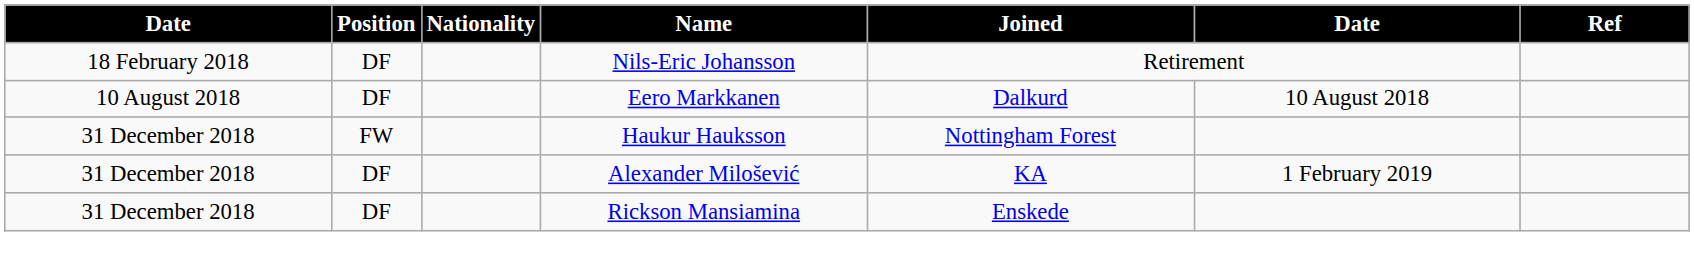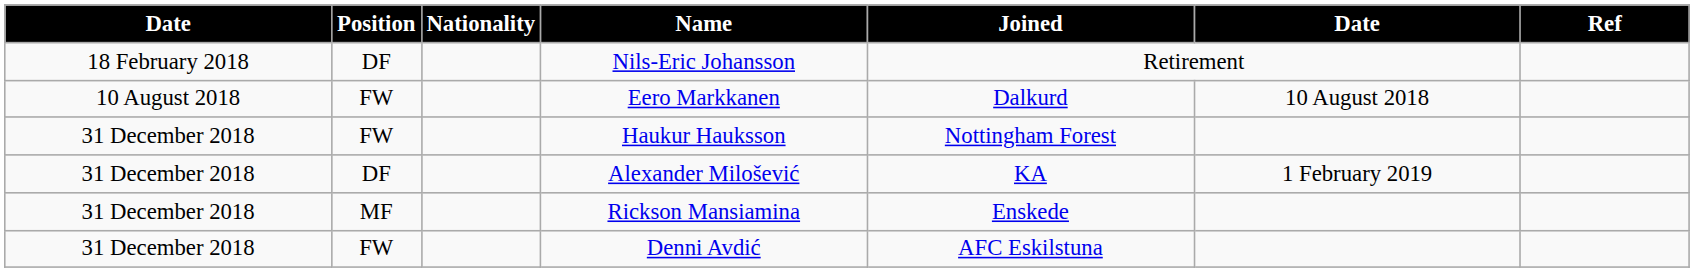(376, 98) DF -> (376, 98) FW
(376, 211) DF -> (376, 211) MF
+ row: (704, 248)
